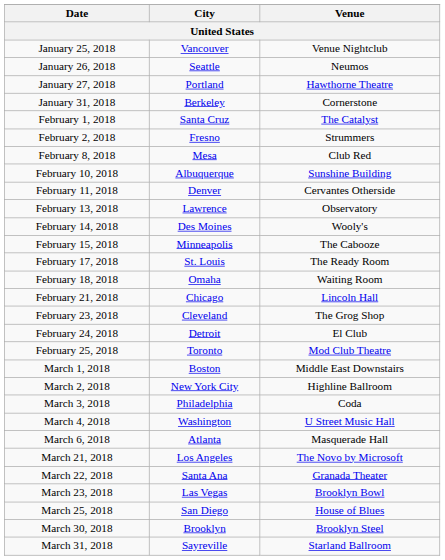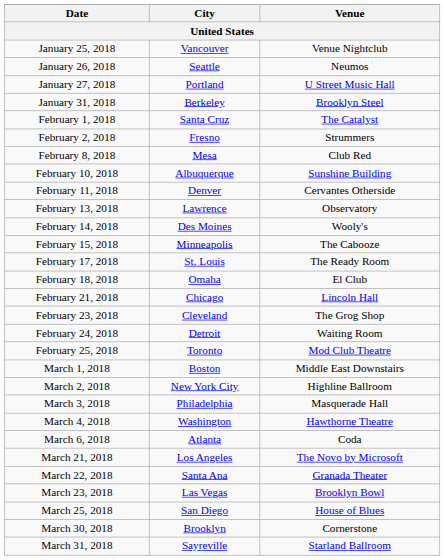(350, 84) Hawthorne Theatre -> (350, 84) U Street Music Hall
(350, 102) Cornerstone -> (350, 102) Brooklyn Steel
(350, 279) Waiting Room -> (350, 279) El Club
(350, 333) El Club -> (350, 333) Waiting Room
(350, 404) Coda -> (350, 404) Masquerade Hall
(350, 421) U Street Music Hall -> (350, 421) Hawthorne Theatre
(350, 439) Masquerade Hall -> (350, 439) Coda
(350, 528) Brooklyn Steel -> (350, 528) Cornerstone
